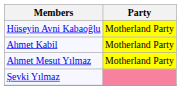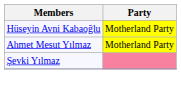- row: (32, 45)
